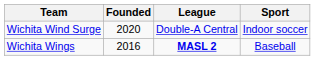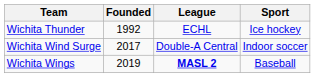+ row: (46, 30)
(129, 30) 2020 -> (129, 47) 2017
(129, 47) 2016 -> (129, 64) 2019
